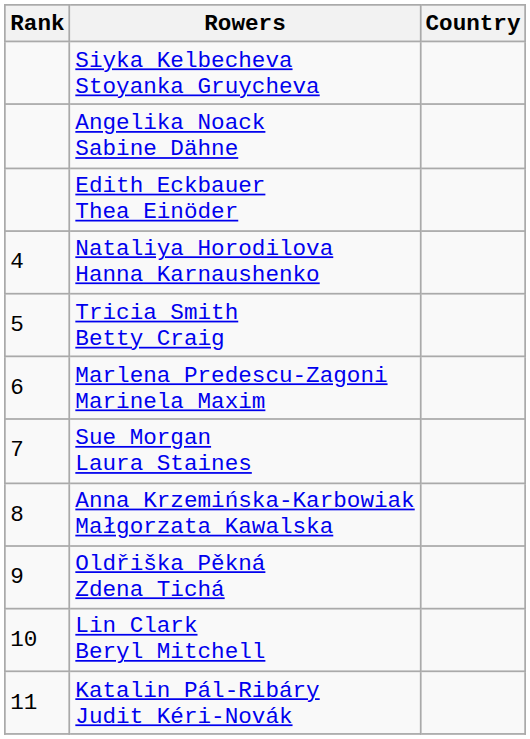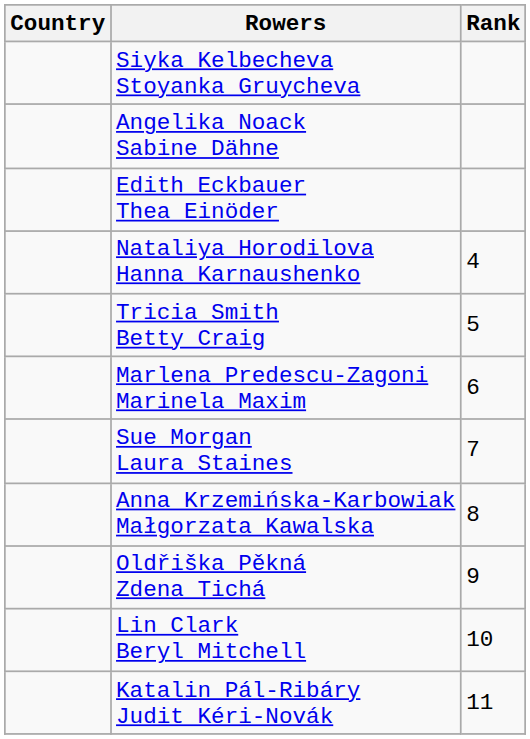columns swapped: (37, 23) <-> (473, 23)
